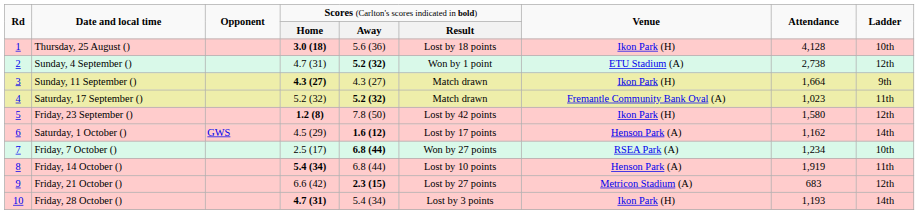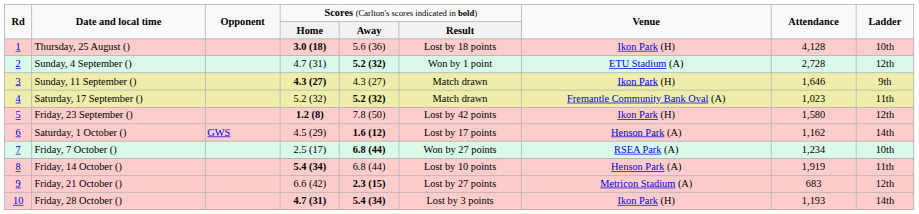(814, 64) 2,738 -> (814, 64) 2,728
(814, 81) 1,664 -> (814, 81) 1,646
(369, 201) normal -> (369, 201) bold
